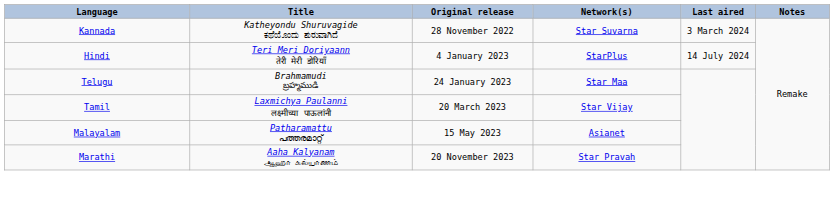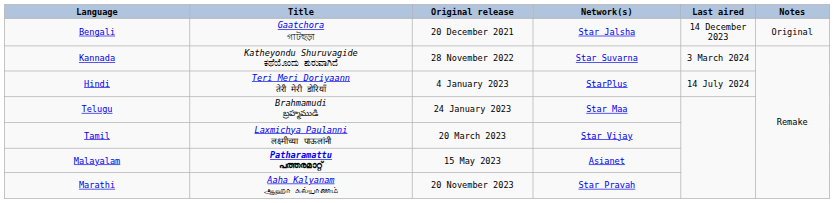+ row: (97, 32)
(301, 132) normal -> (301, 160) bold
